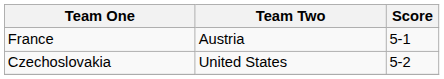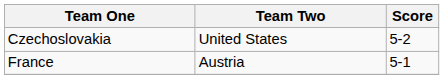rows swapped: (59, 62) <-> (31, 39)
